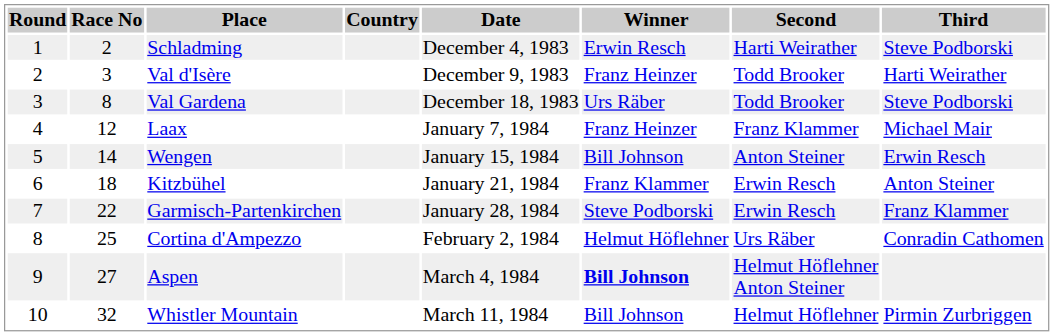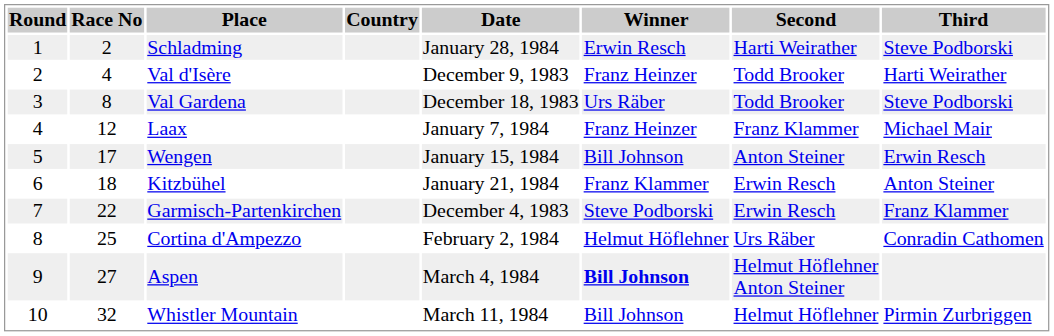(496, 47) December 4, 1983 -> (491, 47) January 28, 1984
(107, 74) 3 -> (107, 74) 4
(107, 156) 14 -> (107, 156) 17
(491, 210) January 28, 1984 -> (496, 210) December 4, 1983
